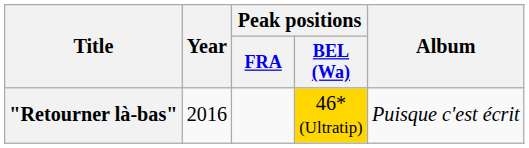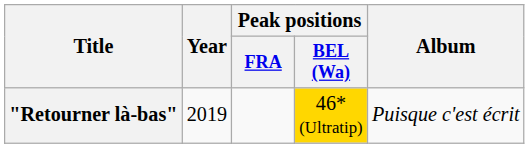(207, 115) 2016 -> (207, 115) 2019
